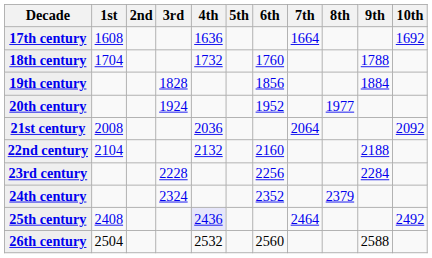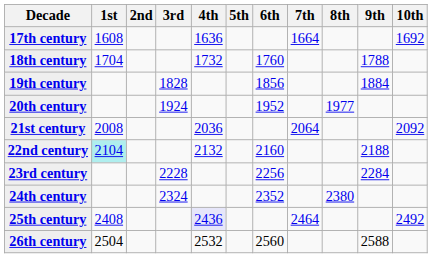(109, 151) no background -> (109, 151) paleturquoise background
(340, 196) 2379 -> (340, 196) 2380
